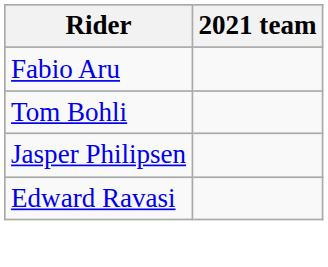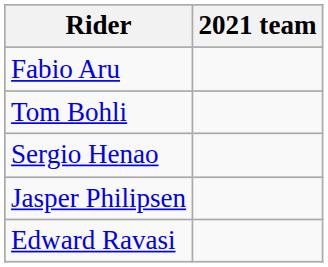+ row: (85, 154)
